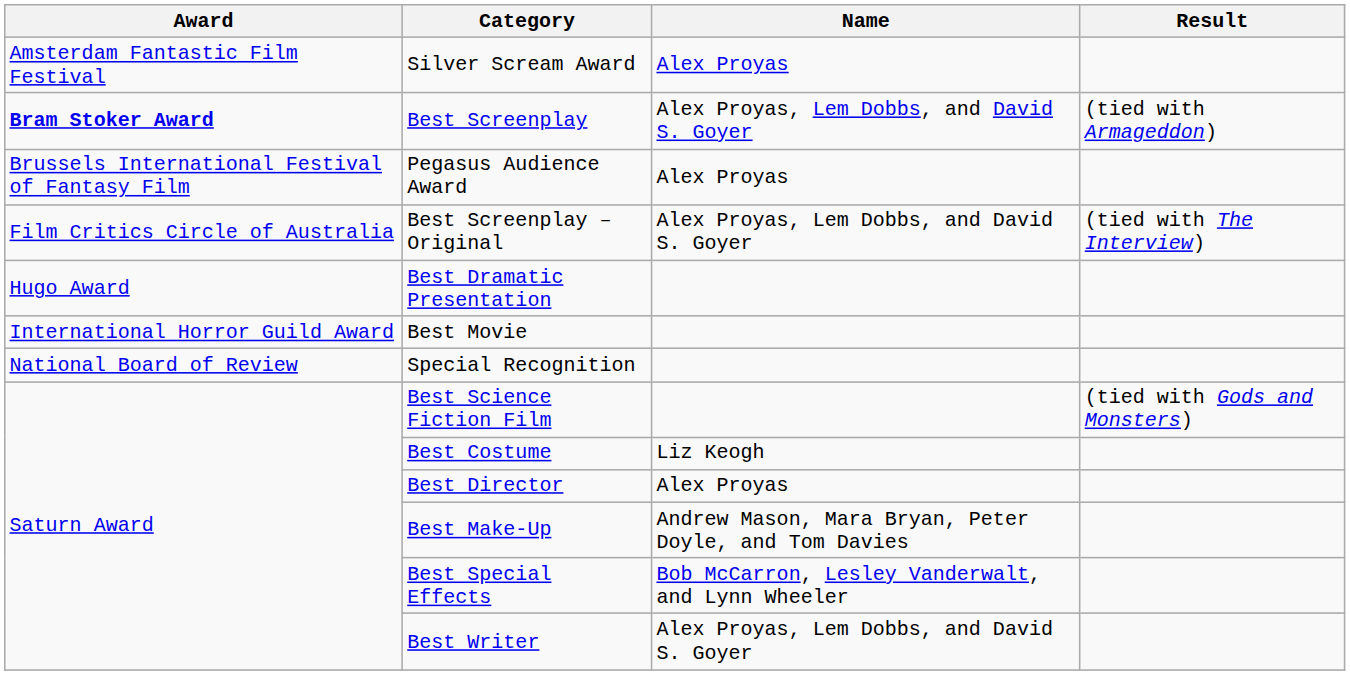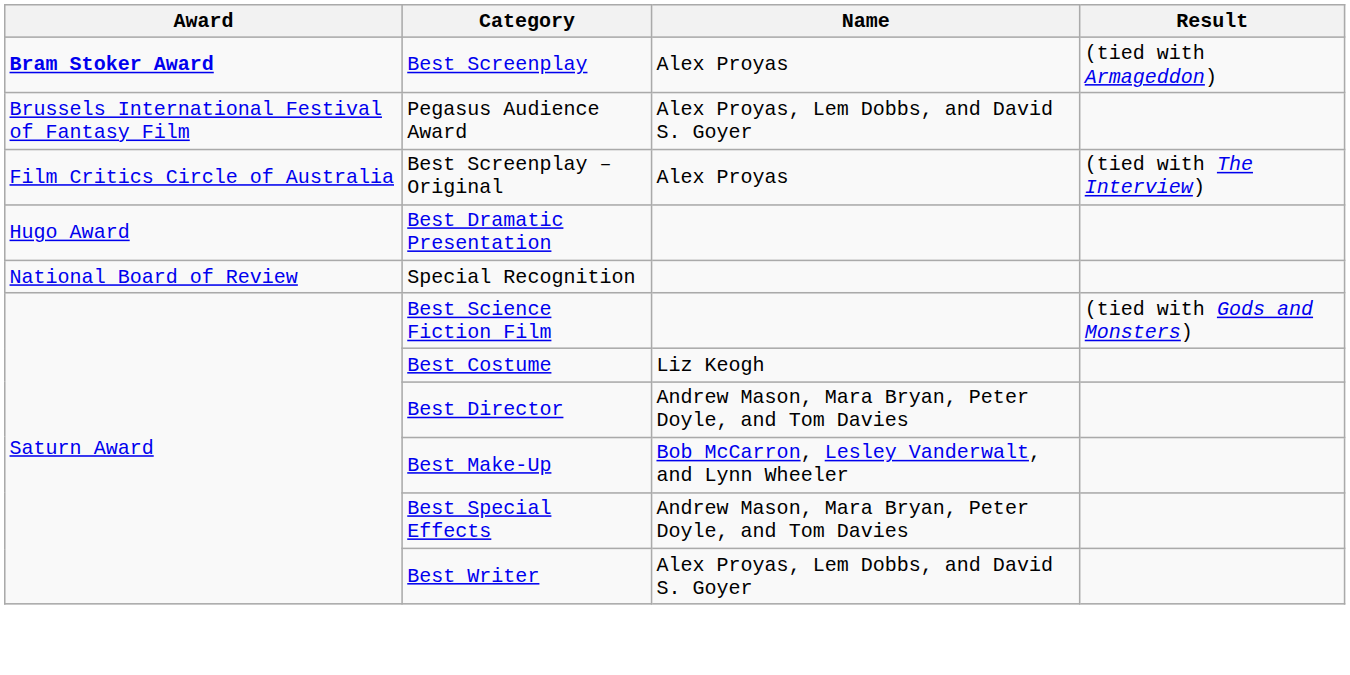- row: (521, 65)
(855, 121) Alex Proyas, Lem Dobbs, and David S. Goyer -> (723, 65) Alex Proyas
(723, 177) Alex Proyas -> (855, 121) Alex Proyas, Lem Dobbs, and David S. Goyer
(855, 232) Alex Proyas, Lem Dobbs, and David S. Goyer -> (723, 177) Alex Proyas
- row: (467, 332)
(723, 486) Alex Proyas -> (843, 409) Andrew Mason, Mara Bryan, Peter Doyle, and Tom Davies
(843, 530) Andrew Mason, Mara Bryan, Peter Doyle, and Tom Davies -> (849, 465) Bob McCarron, Lesley Vanderwalt, and Lynn Wheeler
(849, 586) Bob McCarron, Lesley Vanderwalt, and Lynn Wheeler -> (843, 521) Andrew Mason, Mara Bryan, Peter Doyle, and Tom Davies
